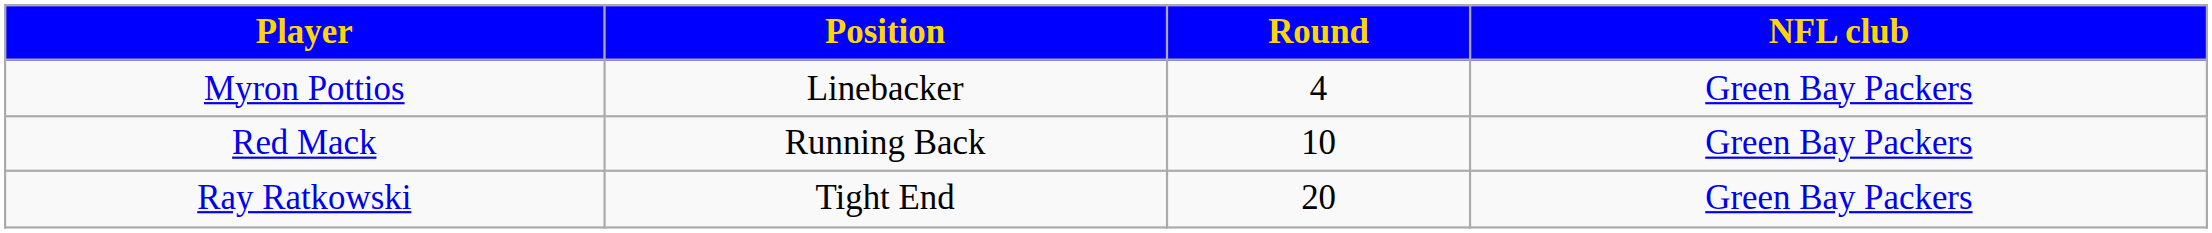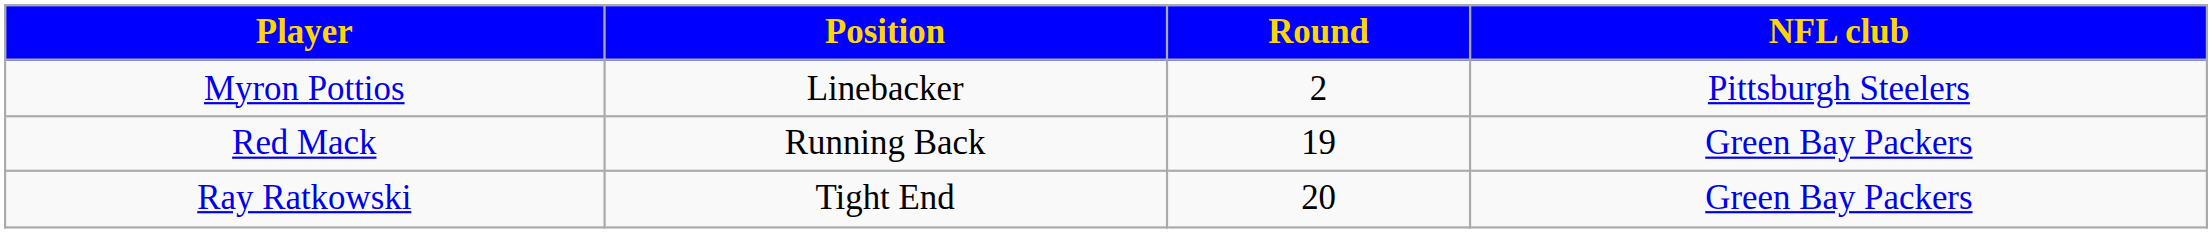(1319, 87) 4 -> (1319, 87) 2
(1839, 87) Green Bay Packers -> (1839, 87) Pittsburgh Steelers
(1319, 142) 10 -> (1319, 142) 19
